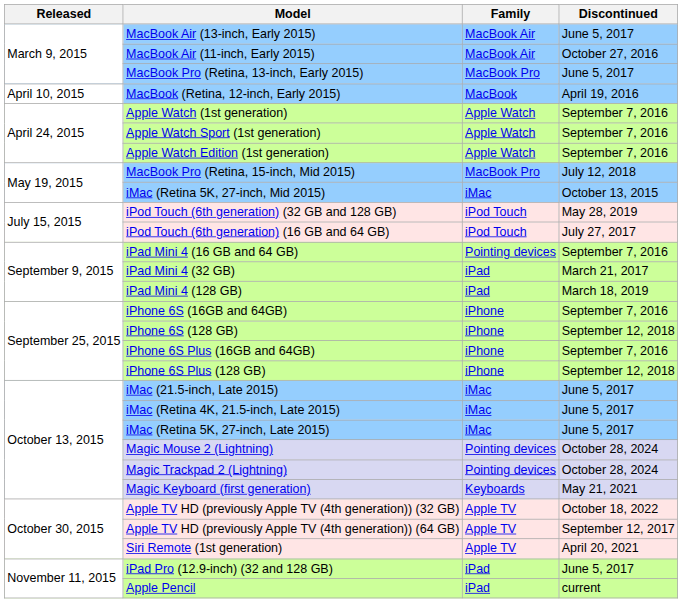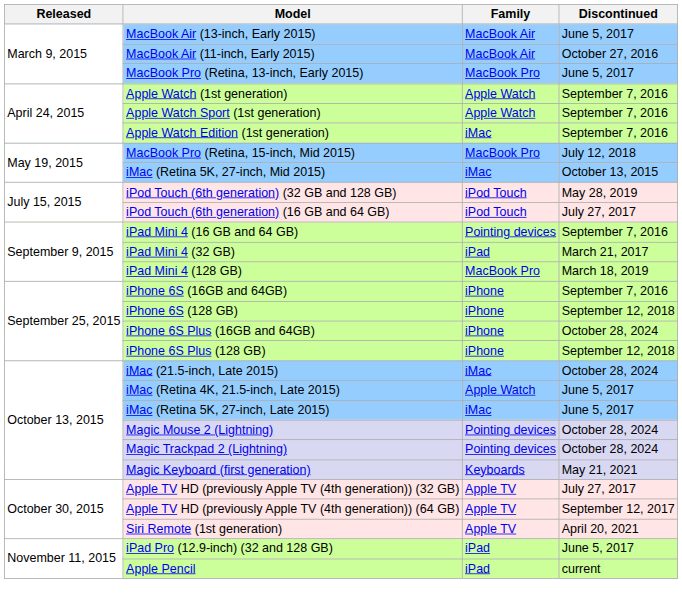- row: (233, 93)
(500, 152) Apple Watch -> (478, 133) iMac
(478, 291) iPad -> (503, 271) MacBook Pro
(615, 350) September 7, 2016 -> (610, 331) October 28, 2024
(598, 390) June 5, 2017 -> (610, 370) October 28, 2024
(478, 410) iMac -> (500, 390) Apple Watch
(610, 509) October 18, 2022 -> (599, 489) July 27, 2017
